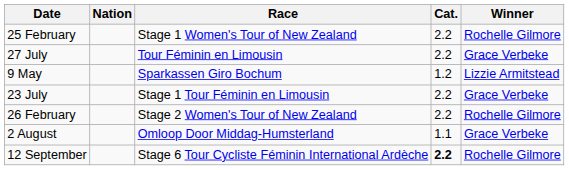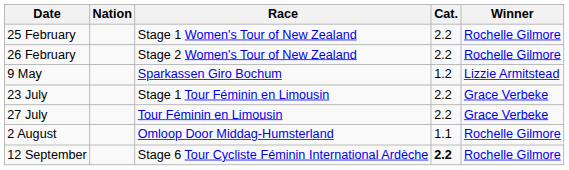rows swapped: (41, 114) <-> (27, 54)
(506, 134) Grace Verbeke -> (512, 134) Rochelle Gilmore
